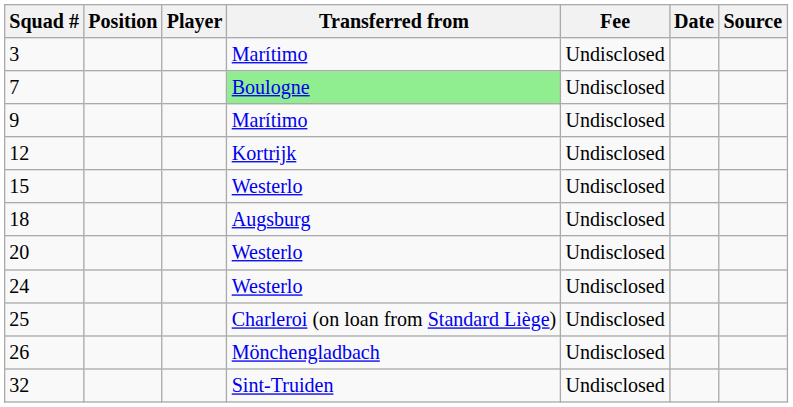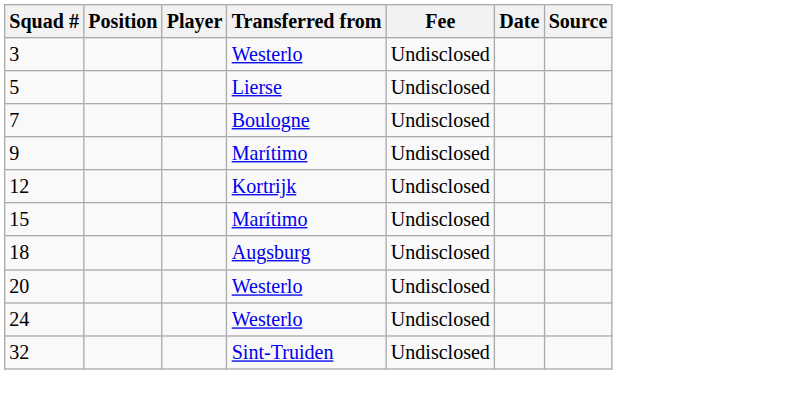(270, 54) Marítimo -> (267, 54) Westerlo
+ row: (14, 87)
(271, 87) lightgreen background -> (271, 120) no background
(267, 186) Westerlo -> (270, 219) Marítimo
- row: (19, 318)
- row: (19, 352)
